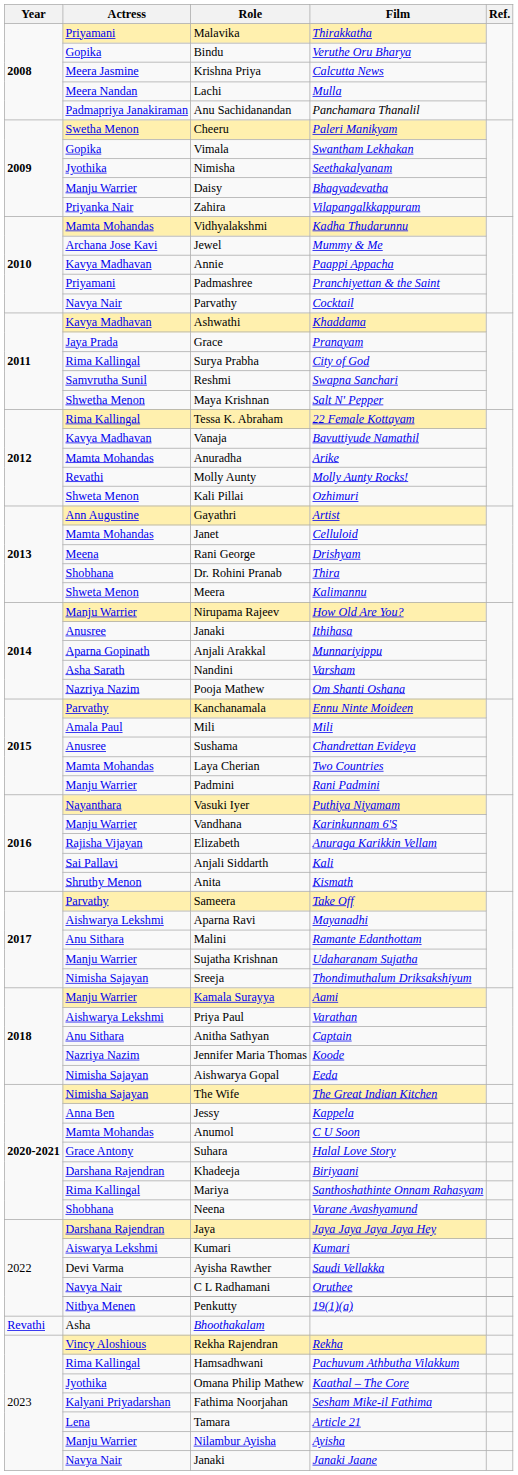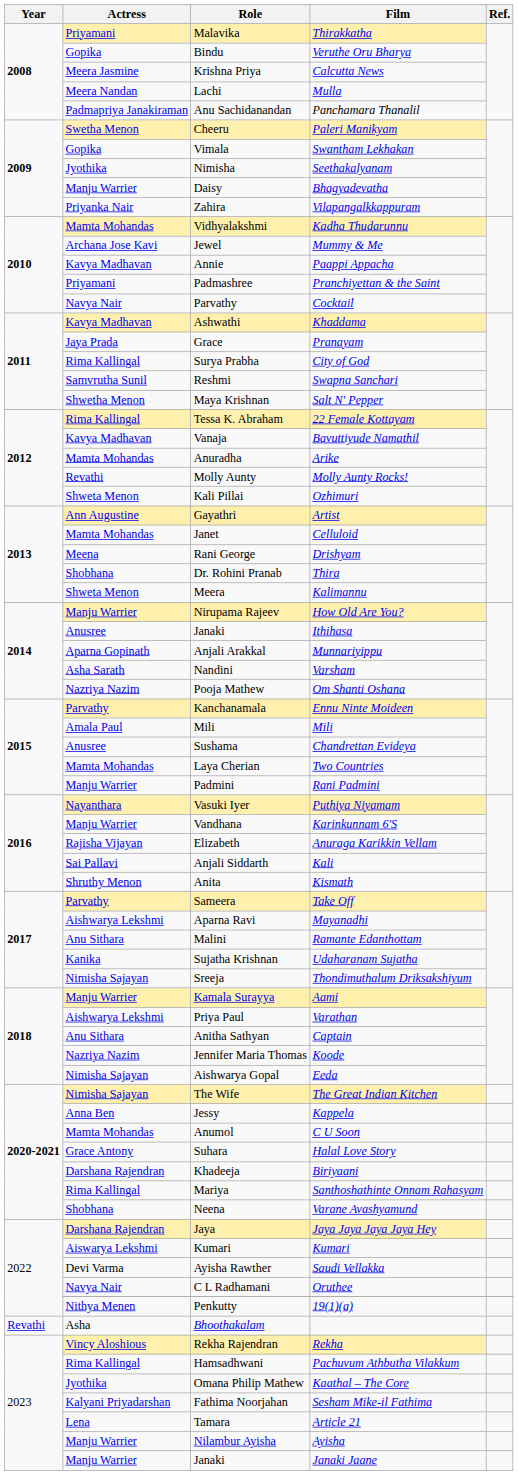(101, 959) Manju Warrier -> (83, 959) Kanika
(94, 1460) Navya Nair -> (101, 1460) Manju Warrier
